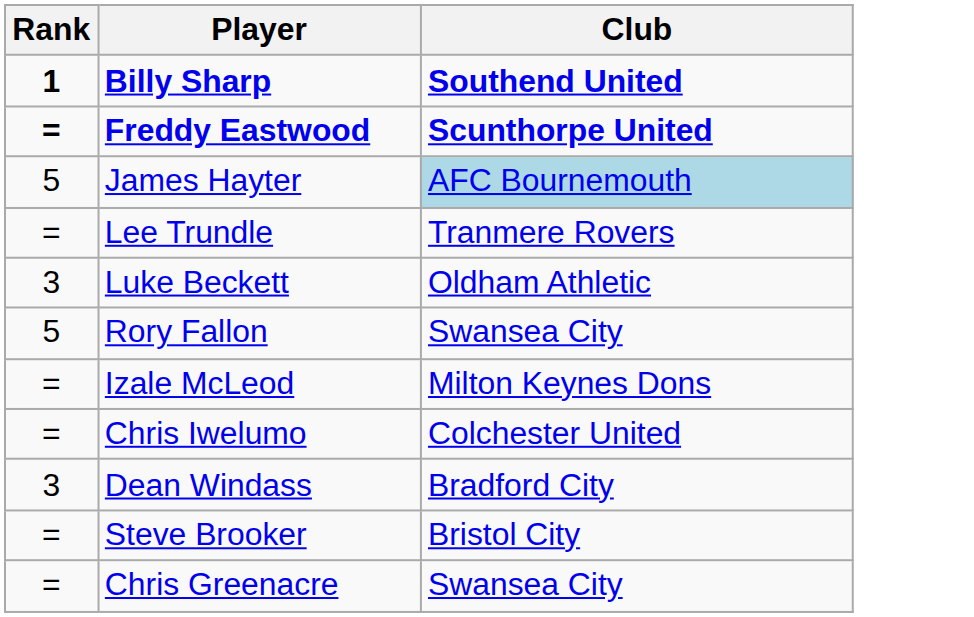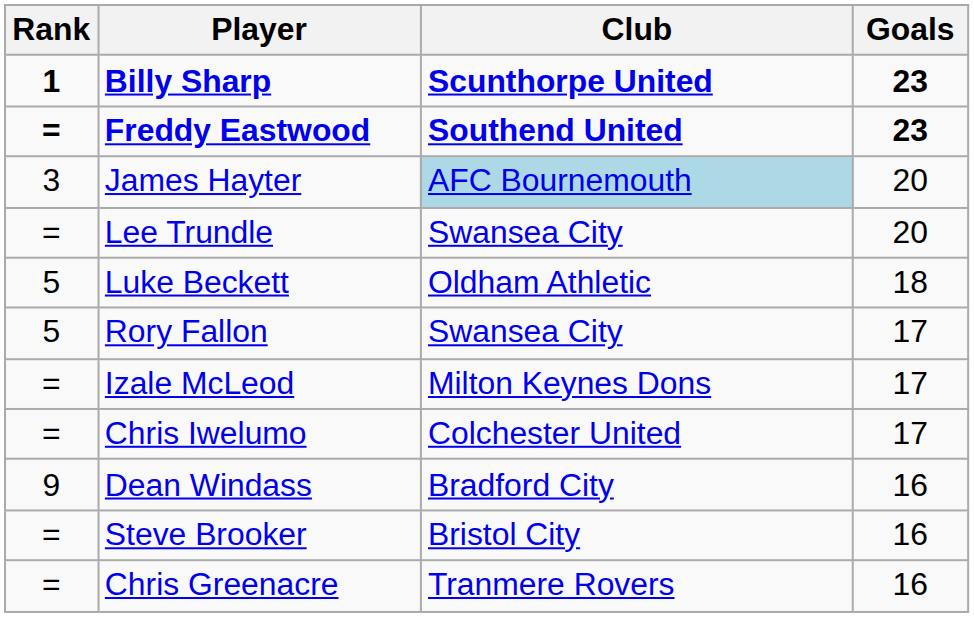+ column: (910, 29)
(555, 80) Southend United -> (570, 80) Scunthorpe United
(570, 130) Scunthorpe United -> (555, 130) Southend United
(51, 181) 5 -> (51, 181) 3
(551, 231) Tranmere Rovers -> (525, 231) Swansea City
(51, 282) 3 -> (51, 282) 5
(51, 484) 3 -> (51, 484) 9
(525, 585) Swansea City -> (551, 585) Tranmere Rovers
